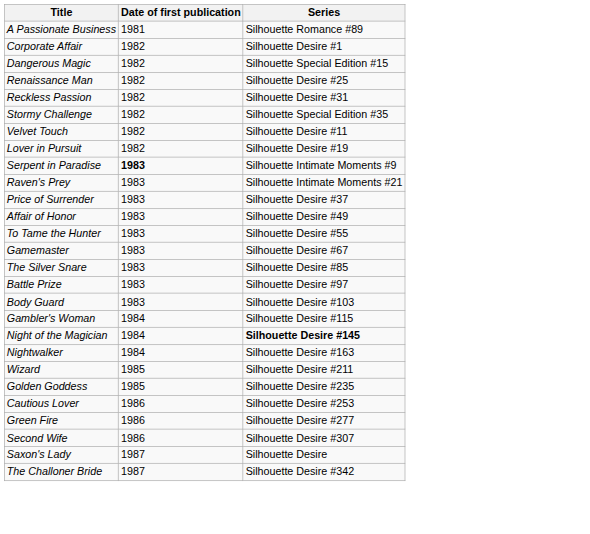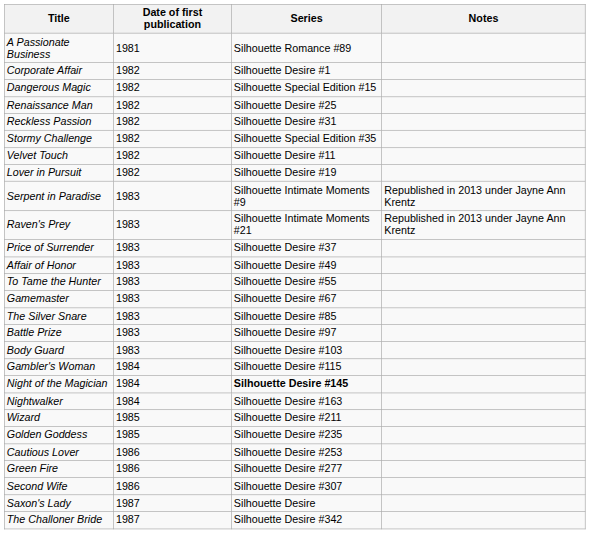+ column: (484, 19)
(133, 166) bold -> (128, 196) normal
